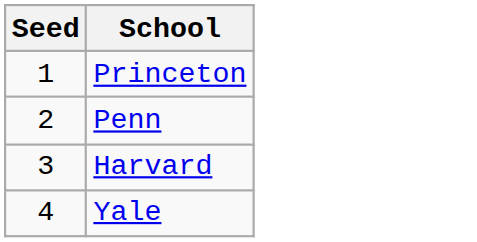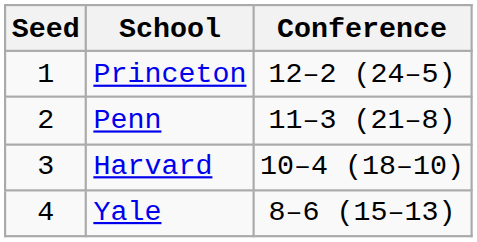+ column: (362, 28)
